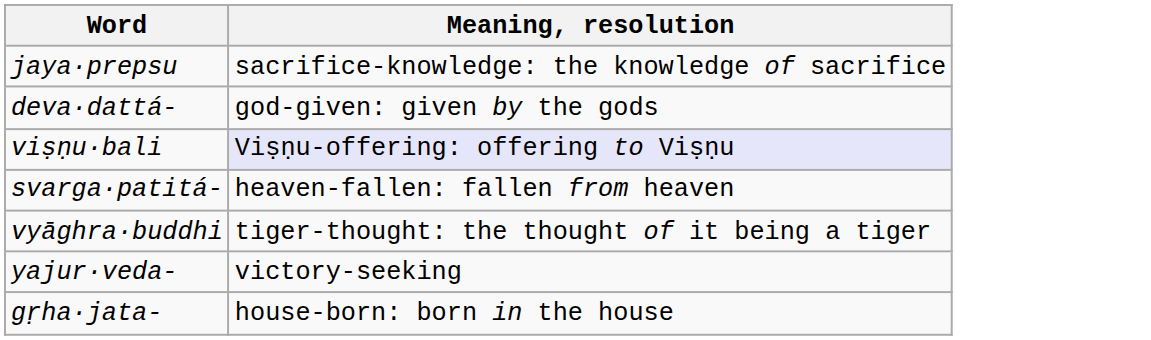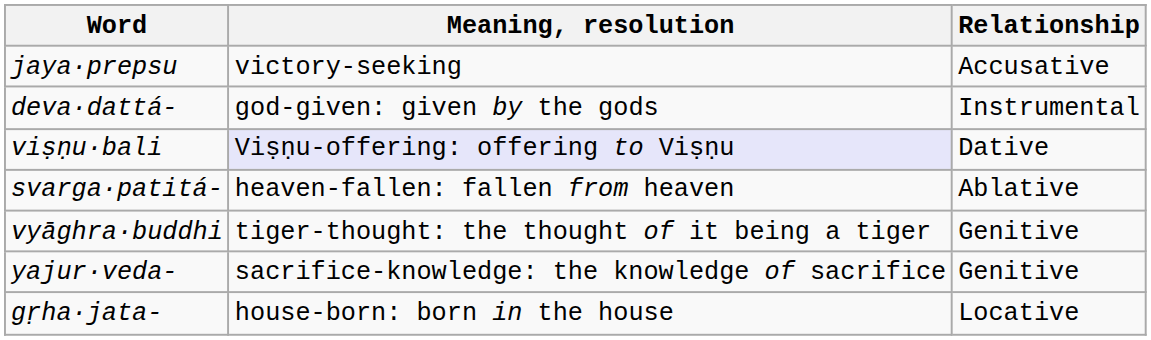+ column: (1049, 26)
(591, 67) sacrifice-knowledge: the knowledge of sacrifice -> (348, 67) victory-seeking
(348, 272) victory-seeking -> (591, 272) sacrifice-knowledge: the knowledge of sacrifice
